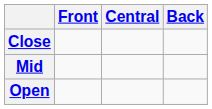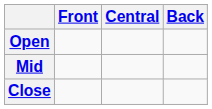rows swapped: (29, 41) <-> (29, 91)
